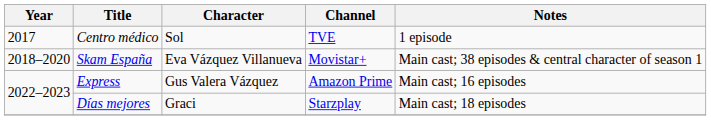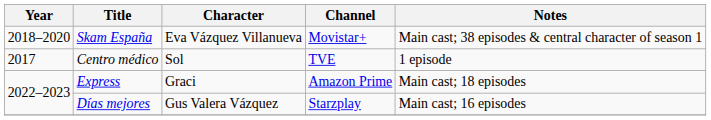rows swapped: (118, 37) <-> (114, 59)
(222, 81) Gus Valera Vázquez -> (180, 81) Graci
(462, 81) Main cast; 16 episodes -> (462, 81) Main cast; 18 episodes
(180, 103) Graci -> (222, 103) Gus Valera Vázquez
(462, 103) Main cast; 18 episodes -> (462, 103) Main cast; 16 episodes
